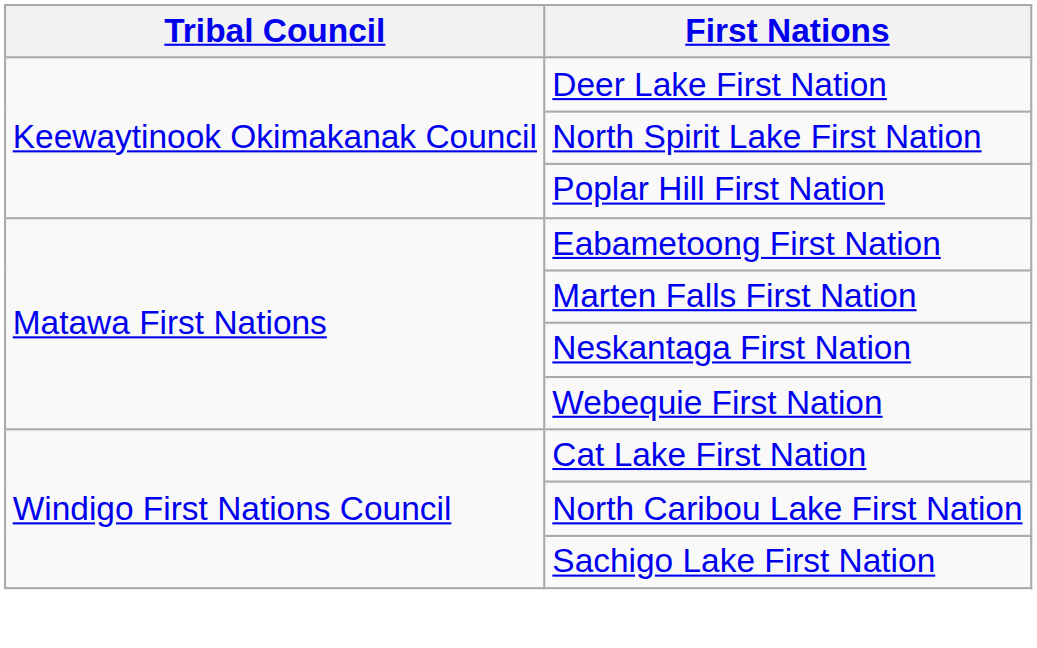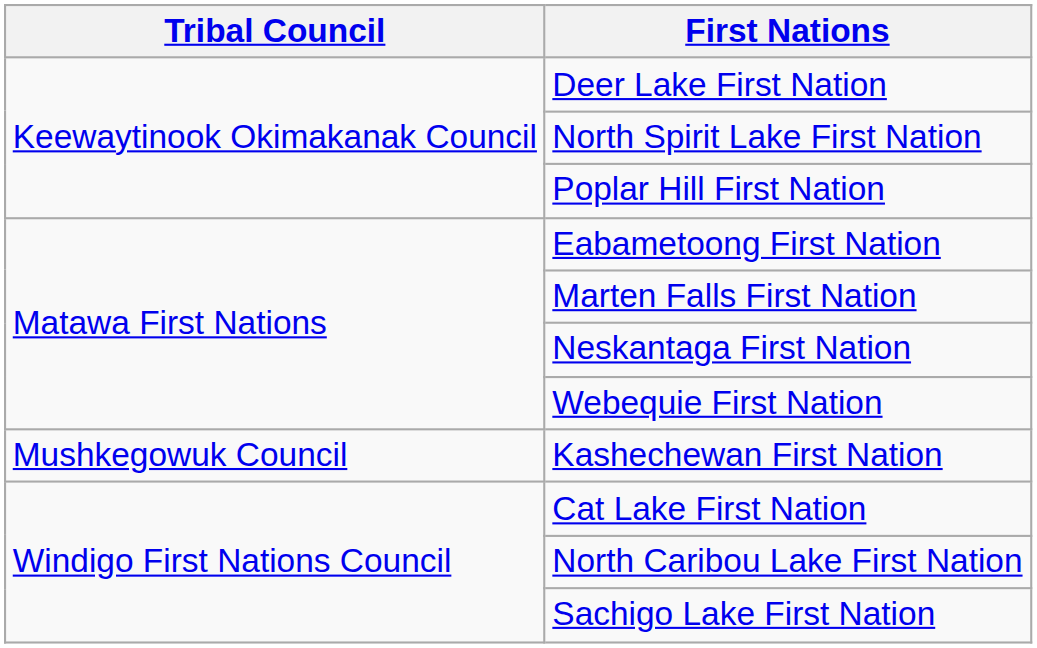+ row: (748, 455)
